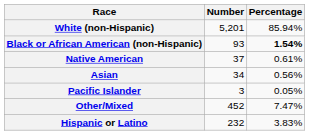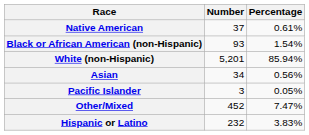rows swapped: (104, 28) <-> (104, 59)
(288, 43) bold -> (288, 43) normal
